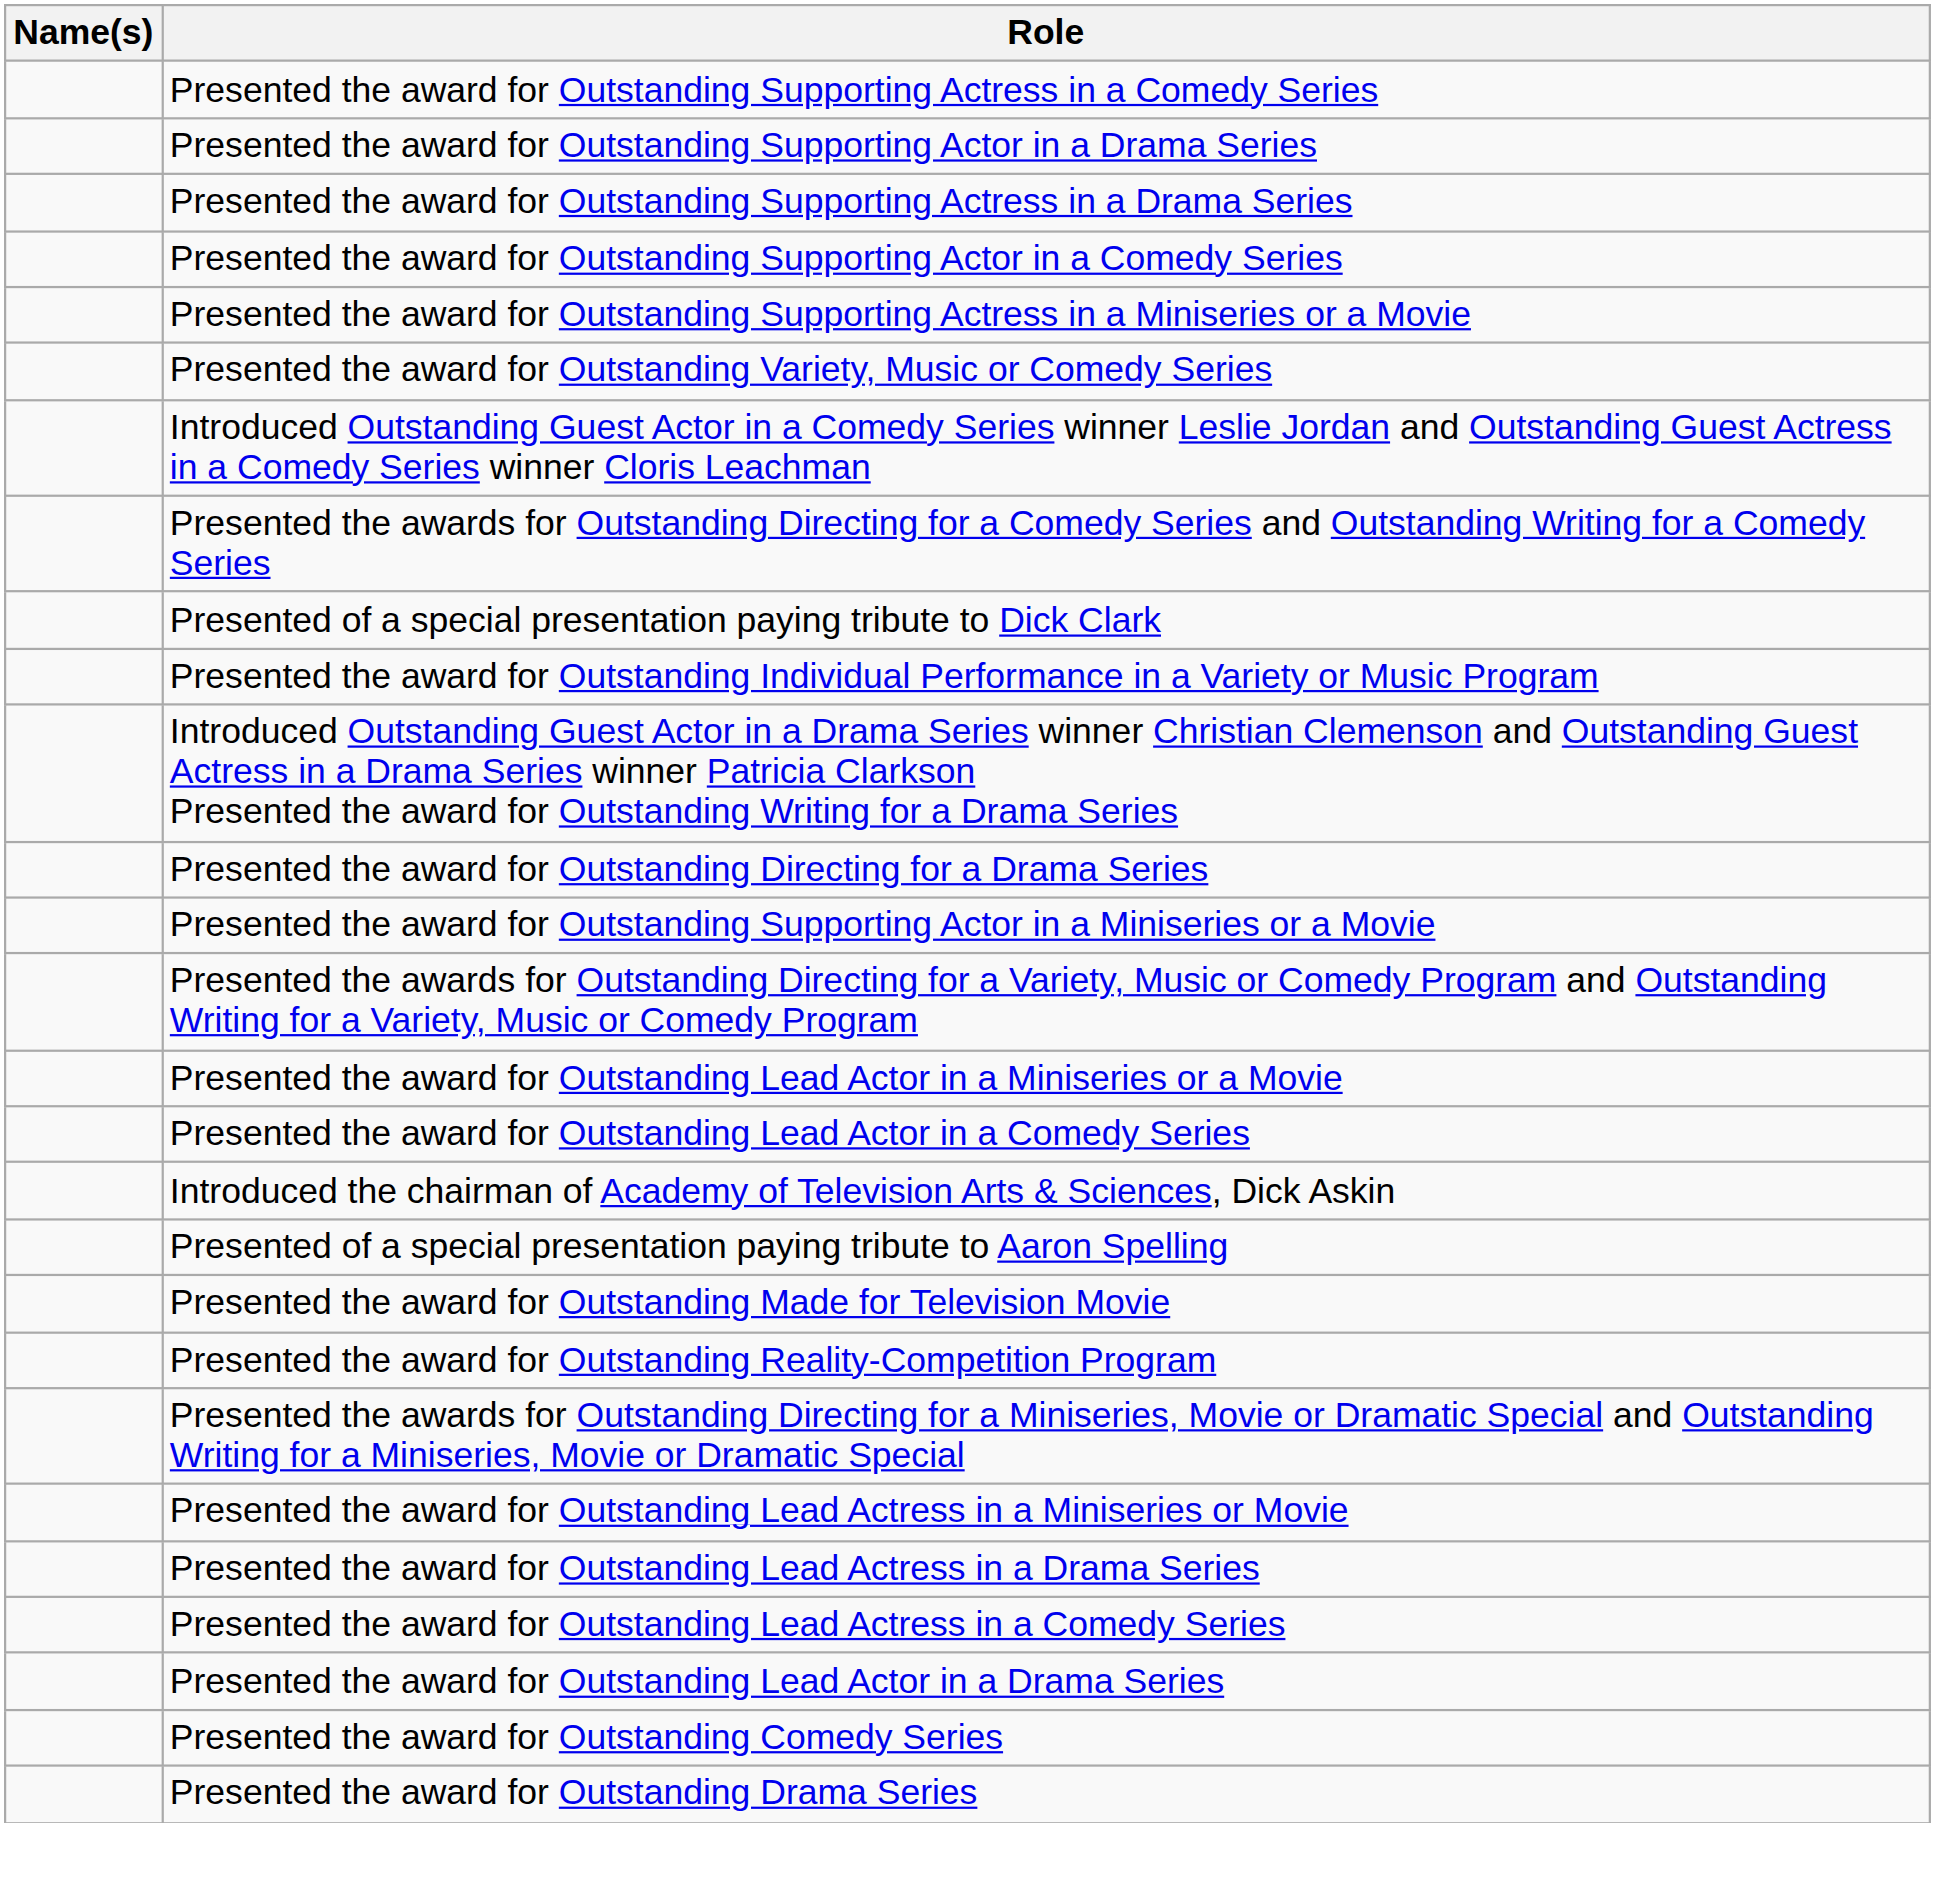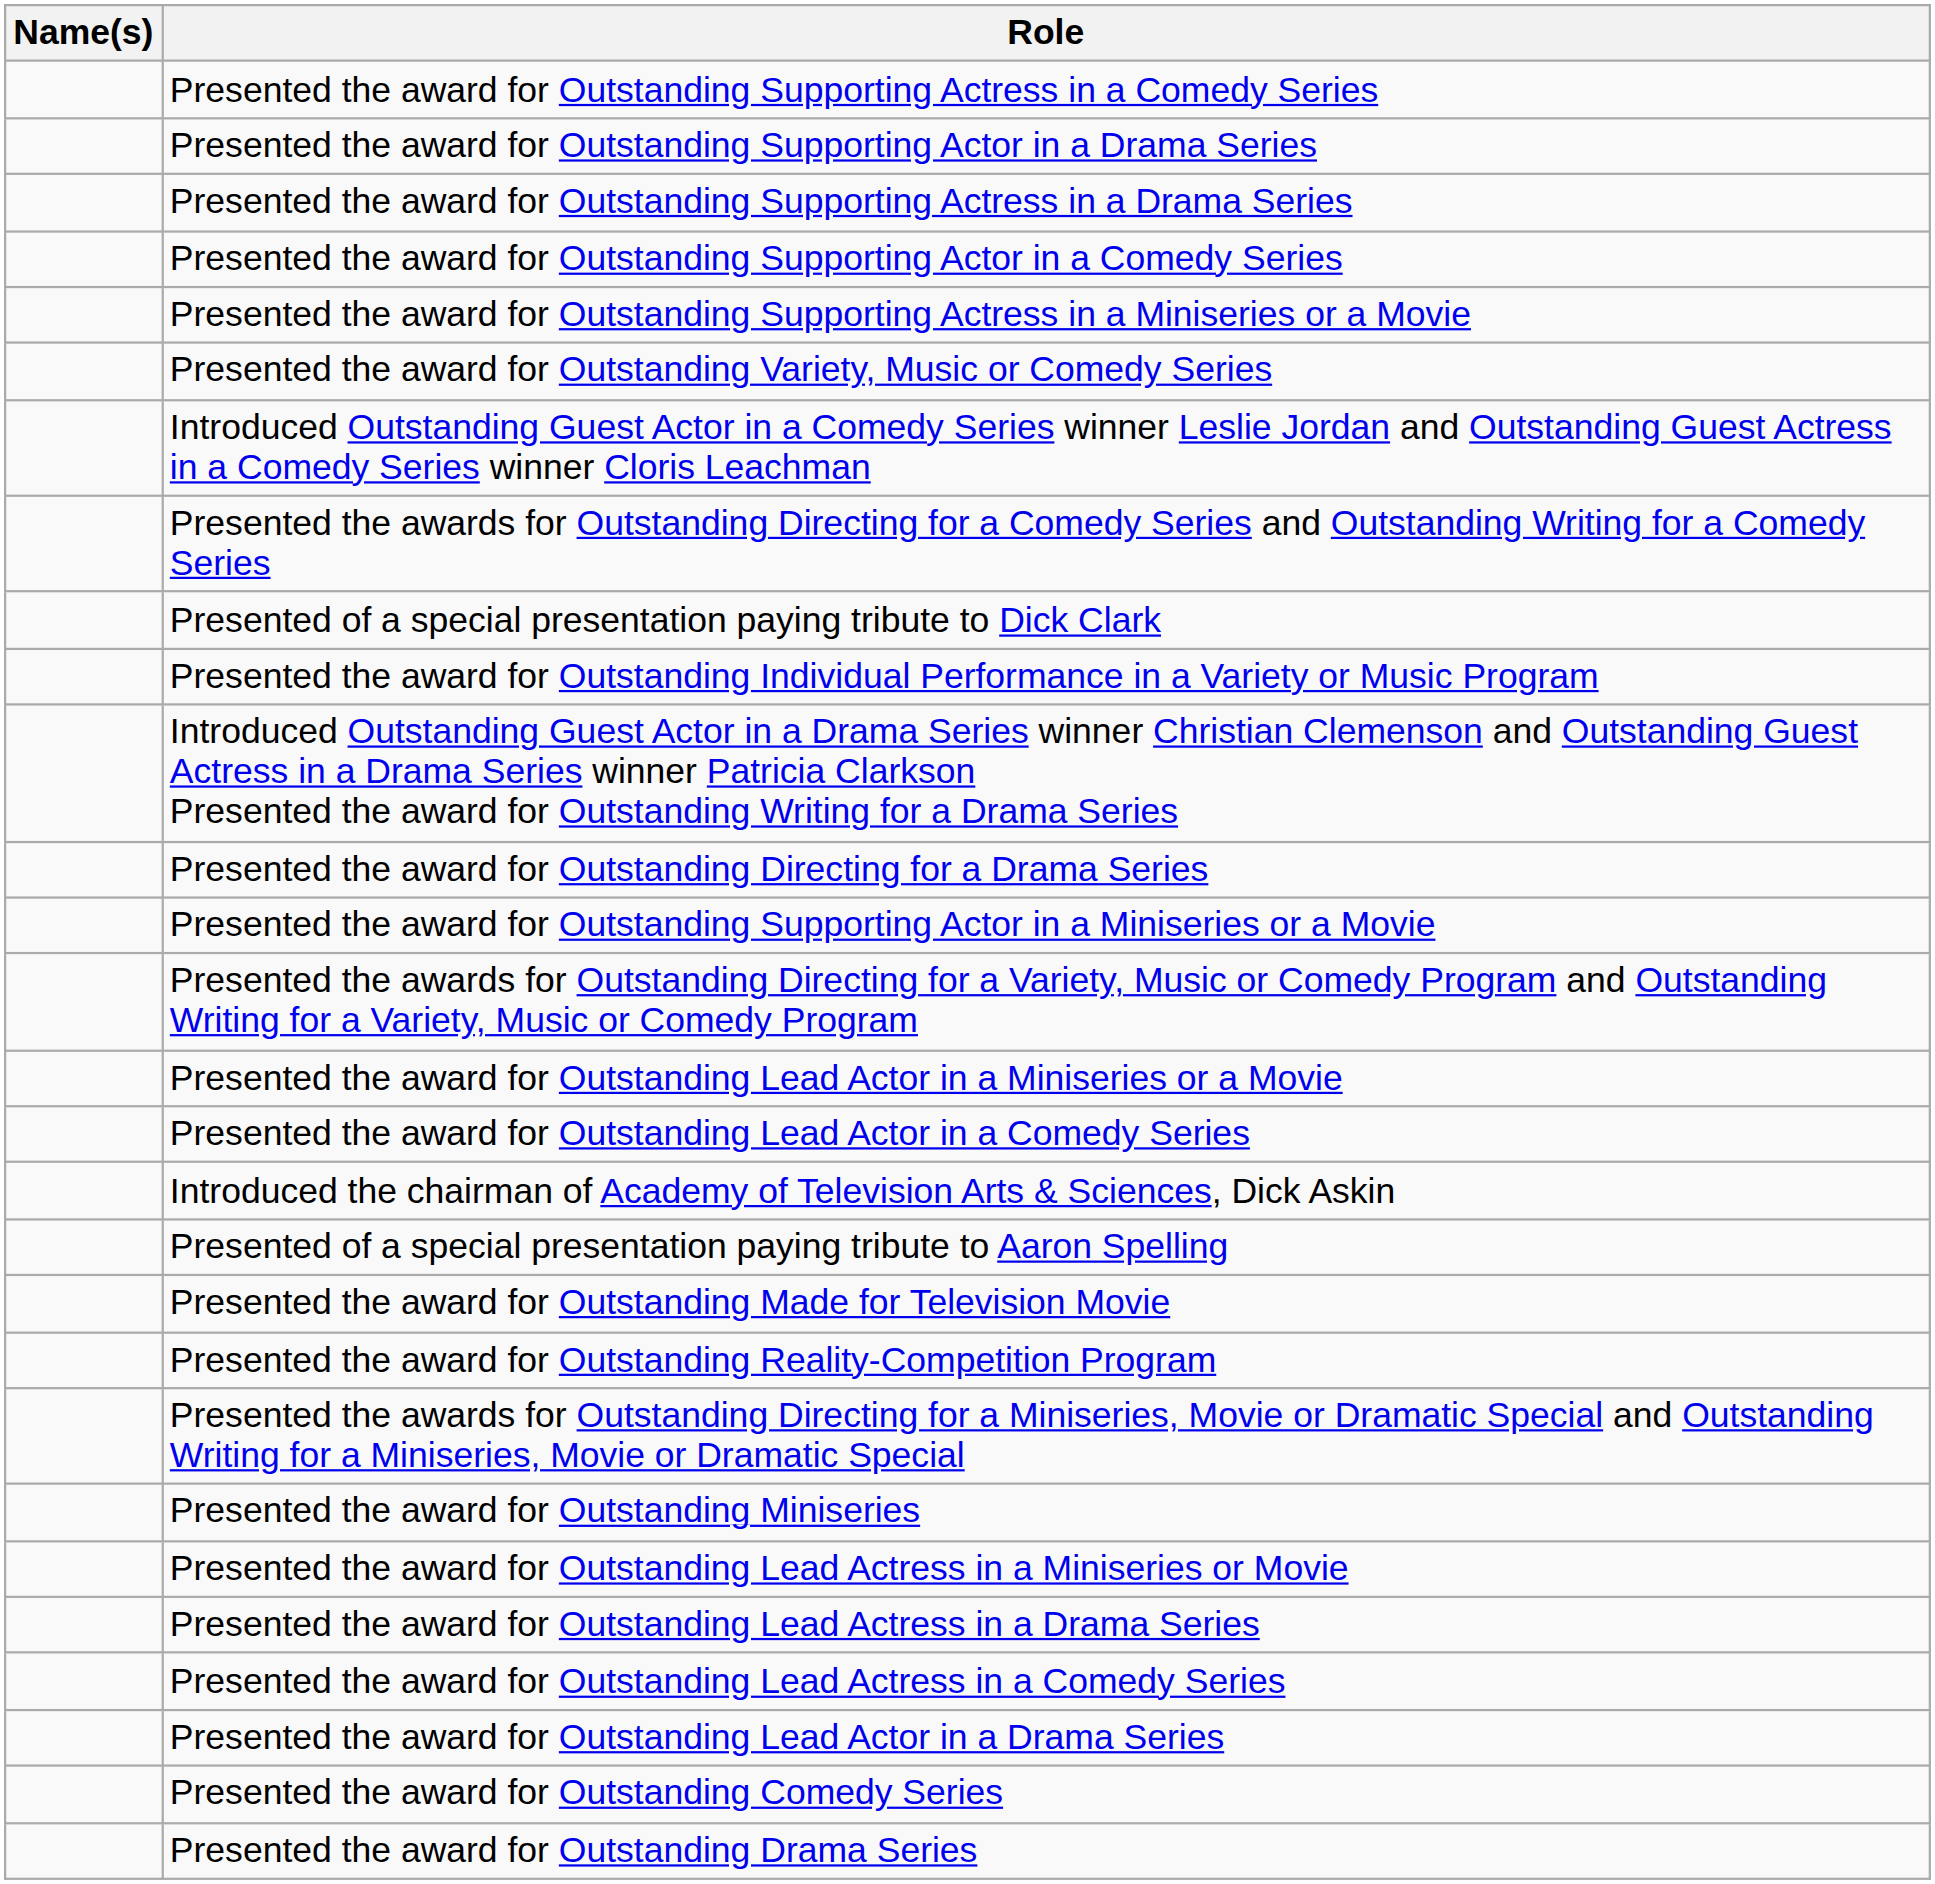+ row: (545, 1511)
